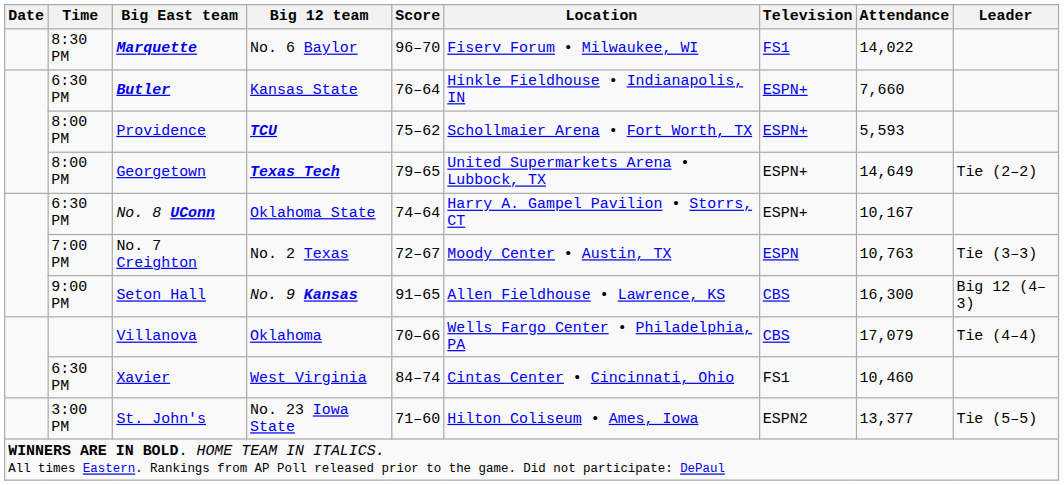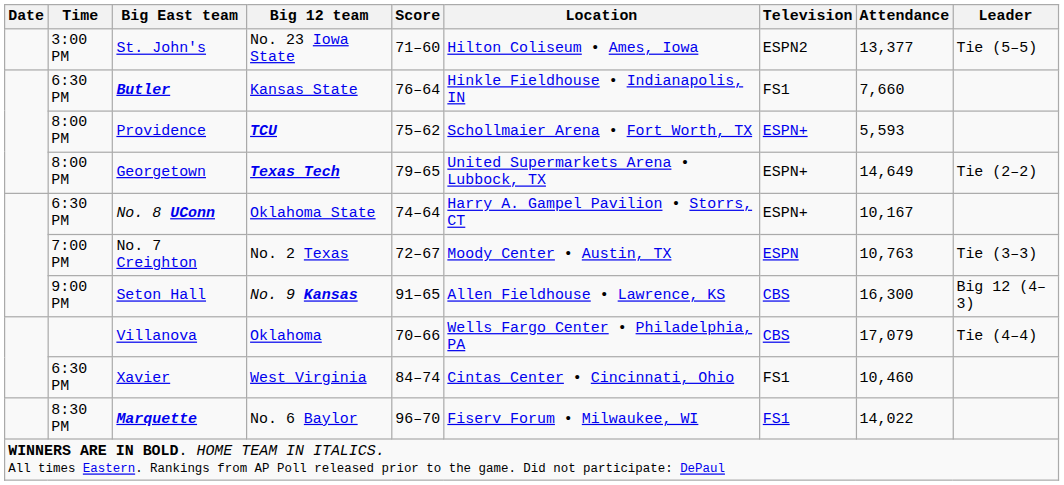rows swapped: (157, 50) <-> (161, 419)
(785, 91) ESPN+ -> (776, 91) FS1
